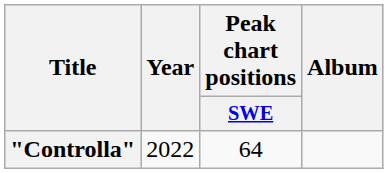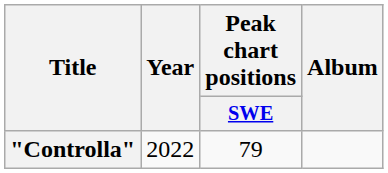(251, 149) 64 -> (251, 149) 79
